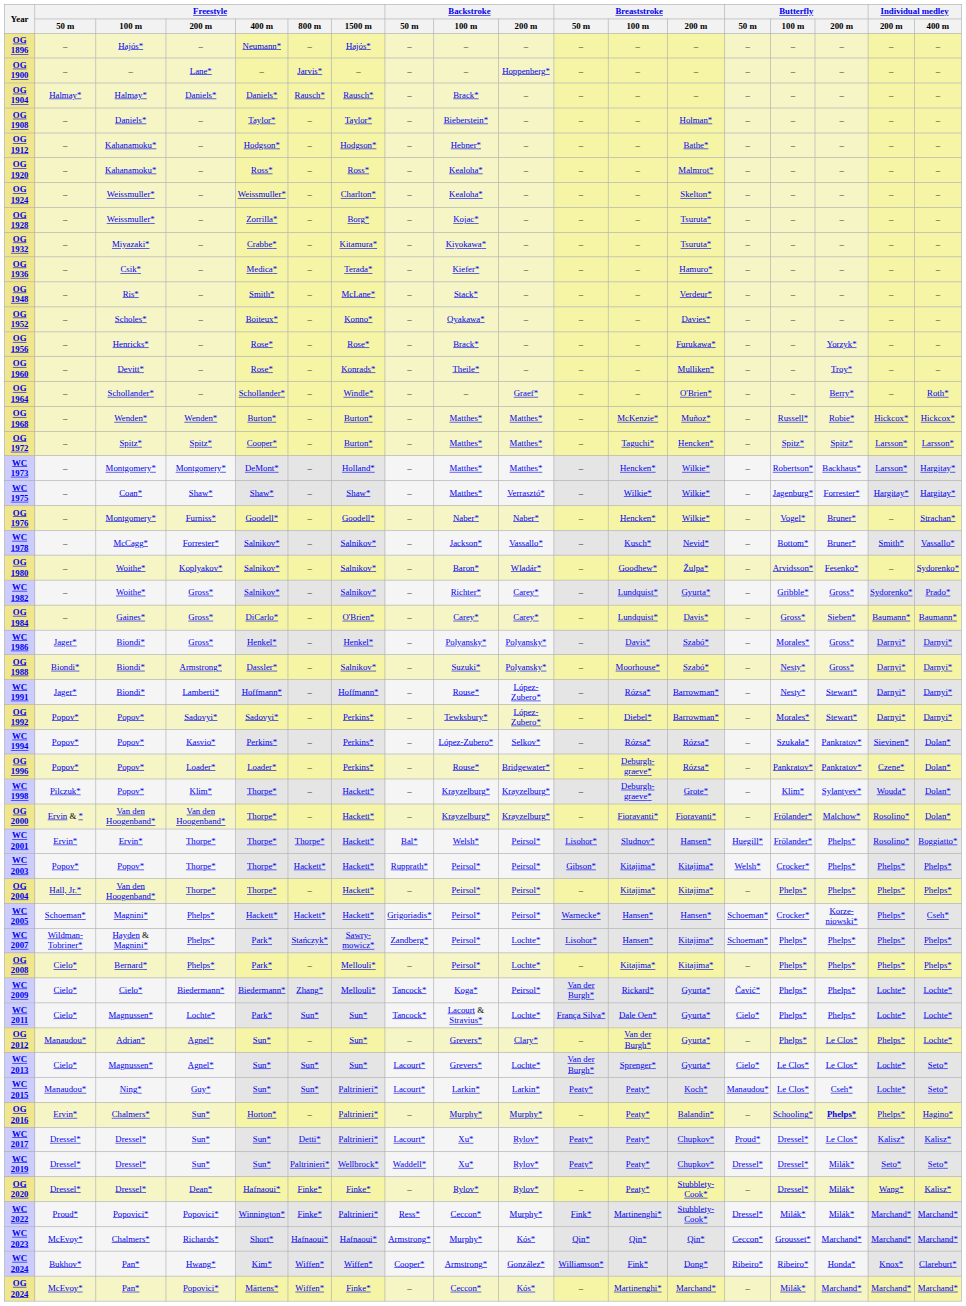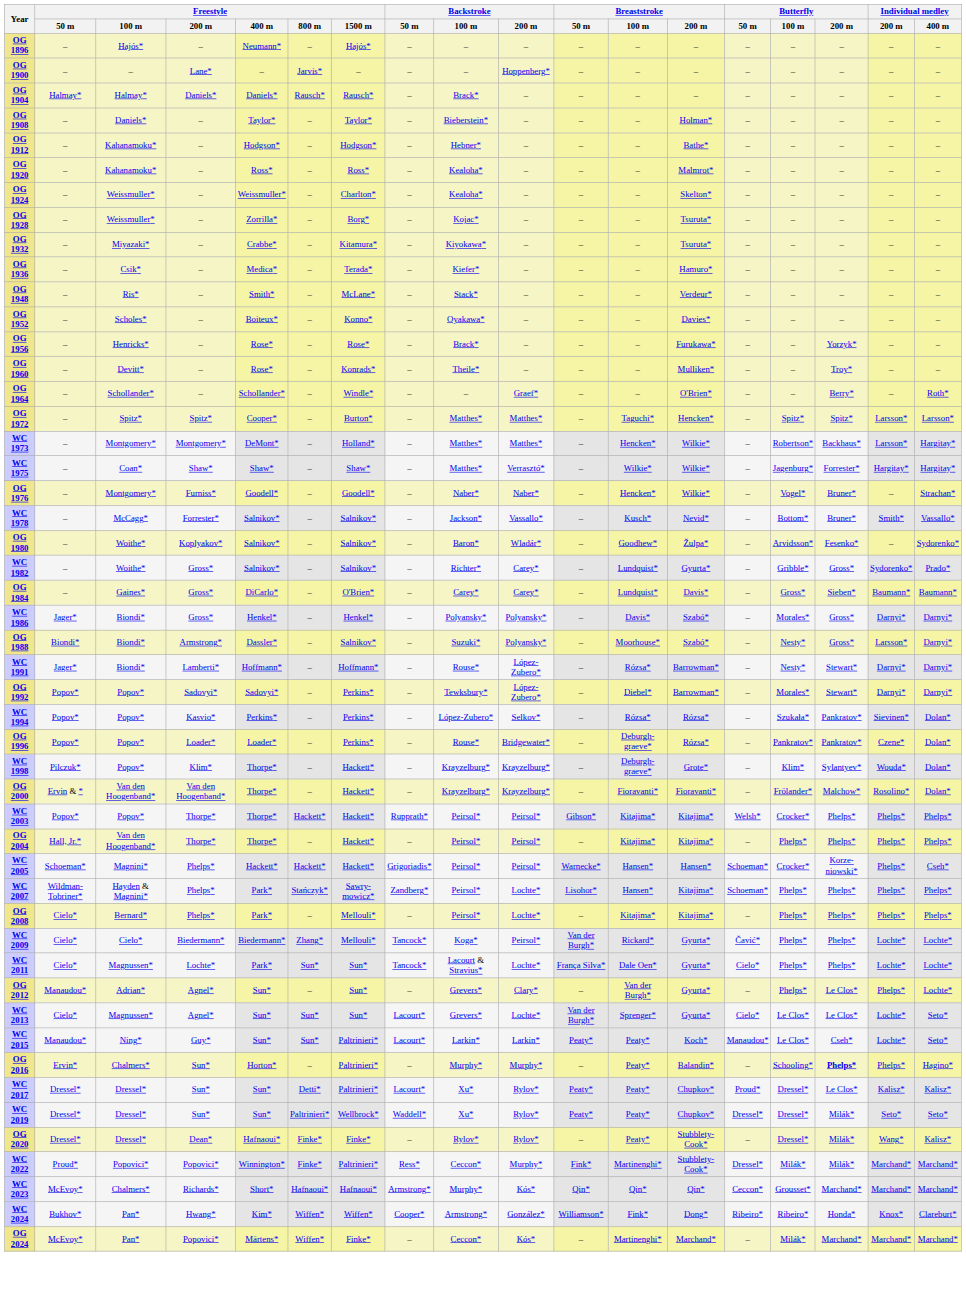- row: (20, 419)
(891, 667) Darnyi* -> (891, 642) Larsson*
- row: (20, 841)
